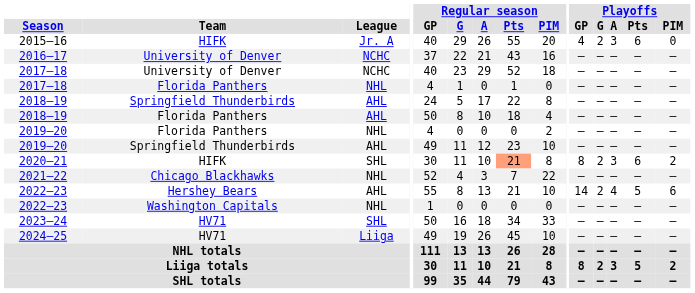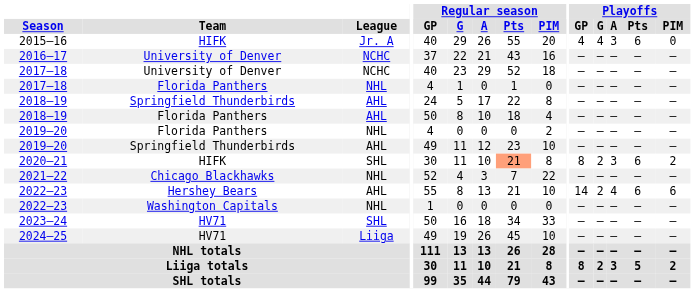(600, 41) 2 -> (600, 41) 4
(638, 191) 5 -> (638, 191) 6
